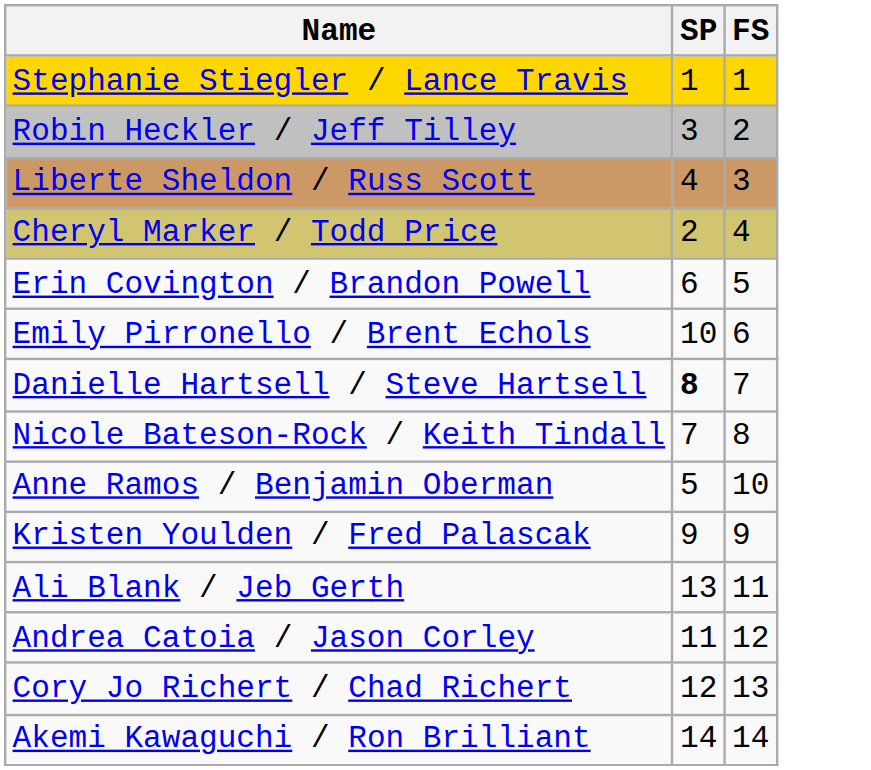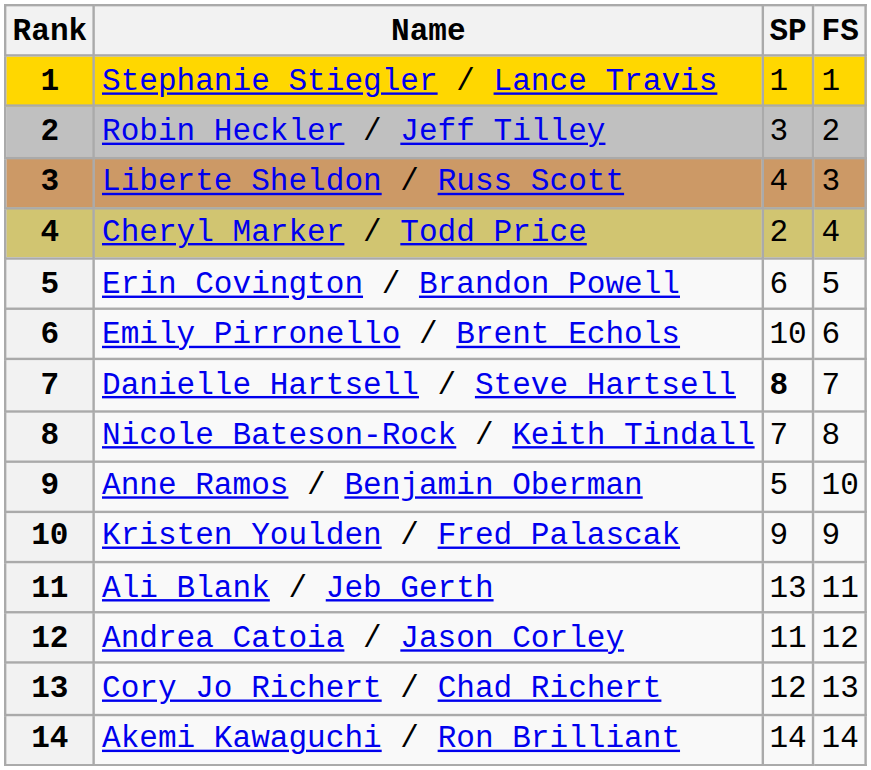+ column: (50, 31)
